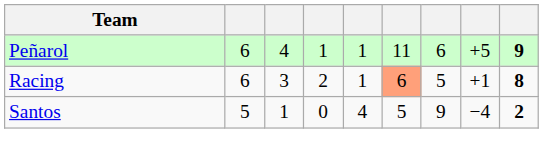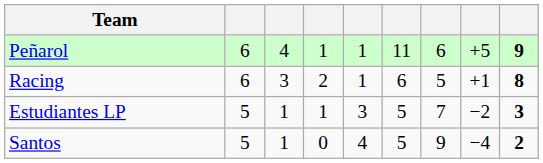(402, 81) lightsalmon background -> (402, 81) no background
+ row: (67, 111)
